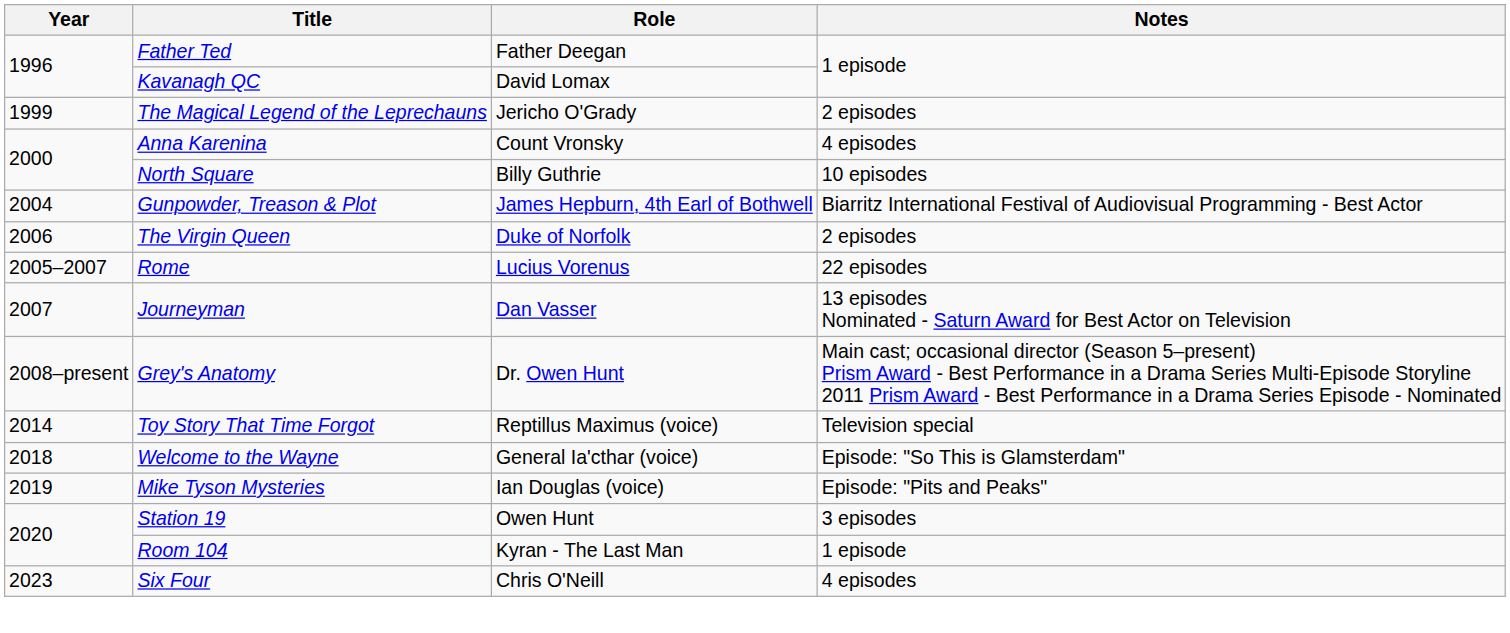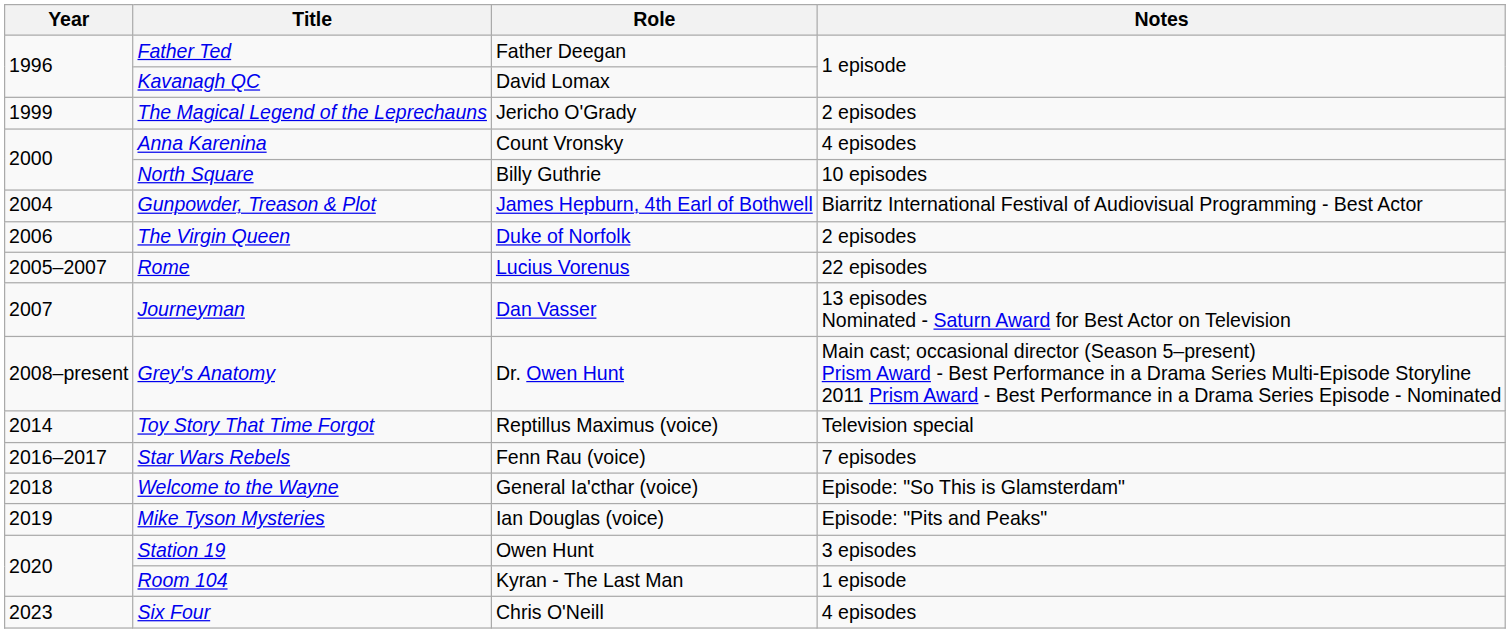+ row: (214, 457)
